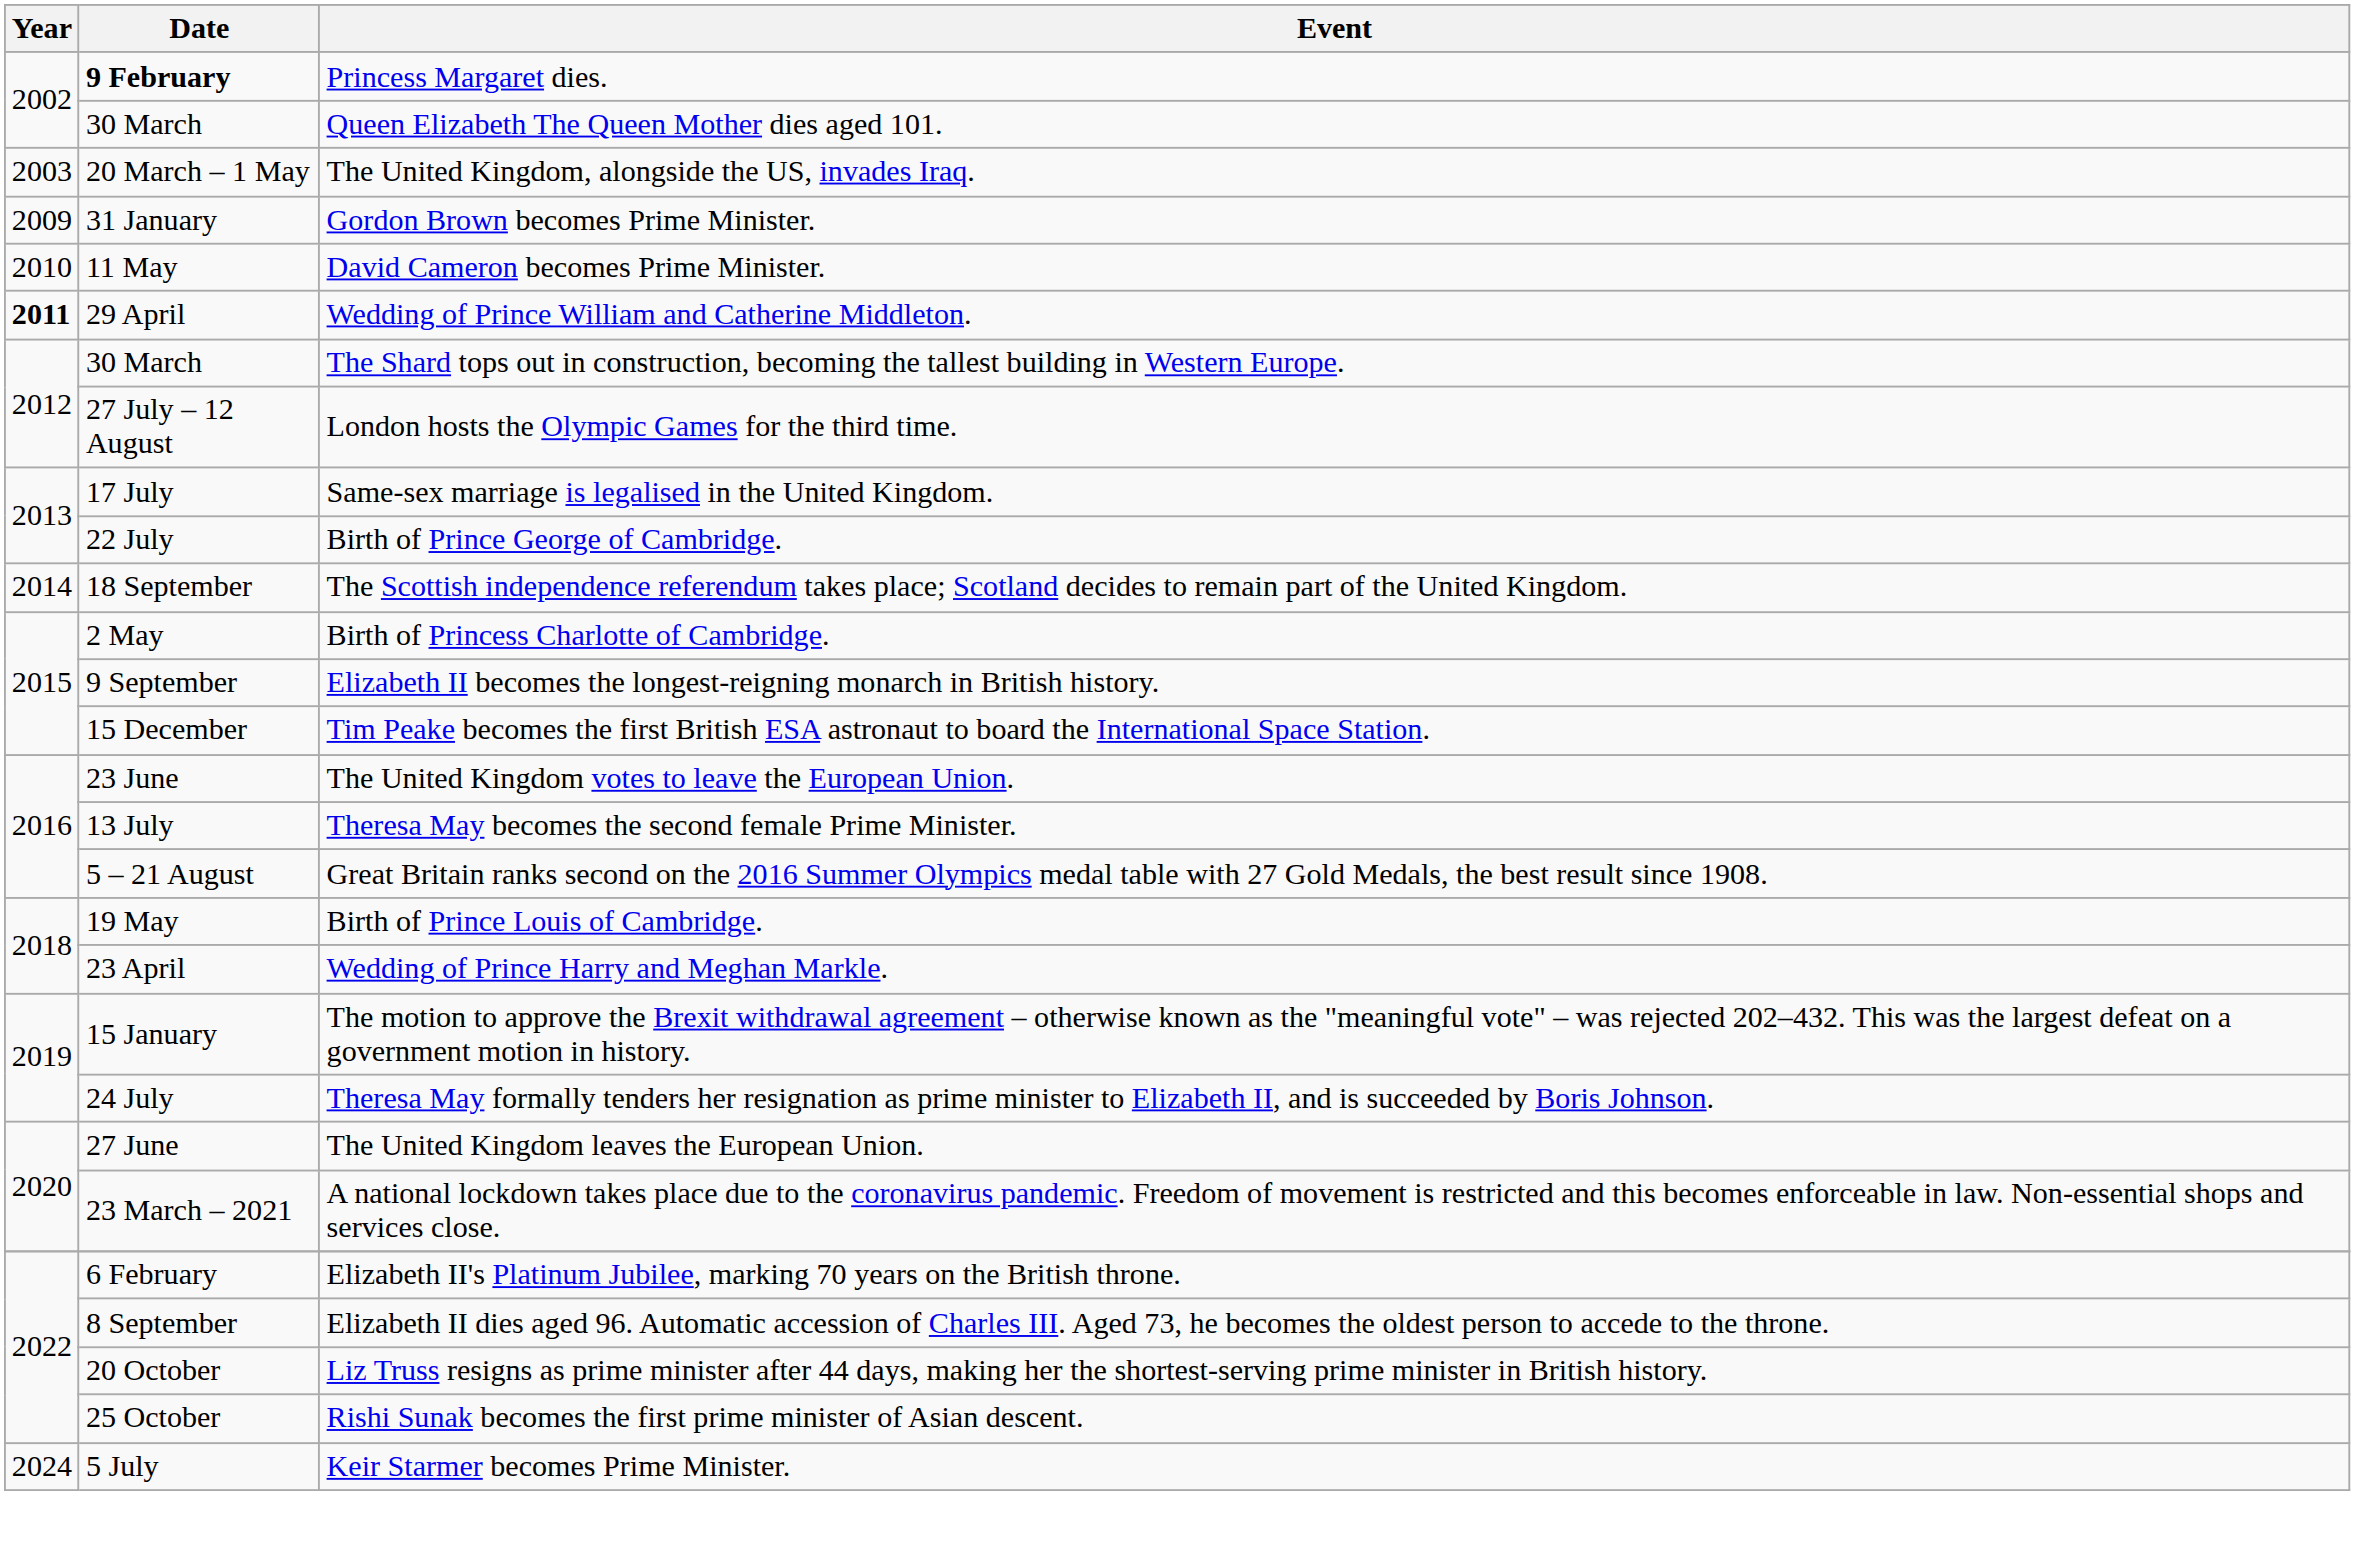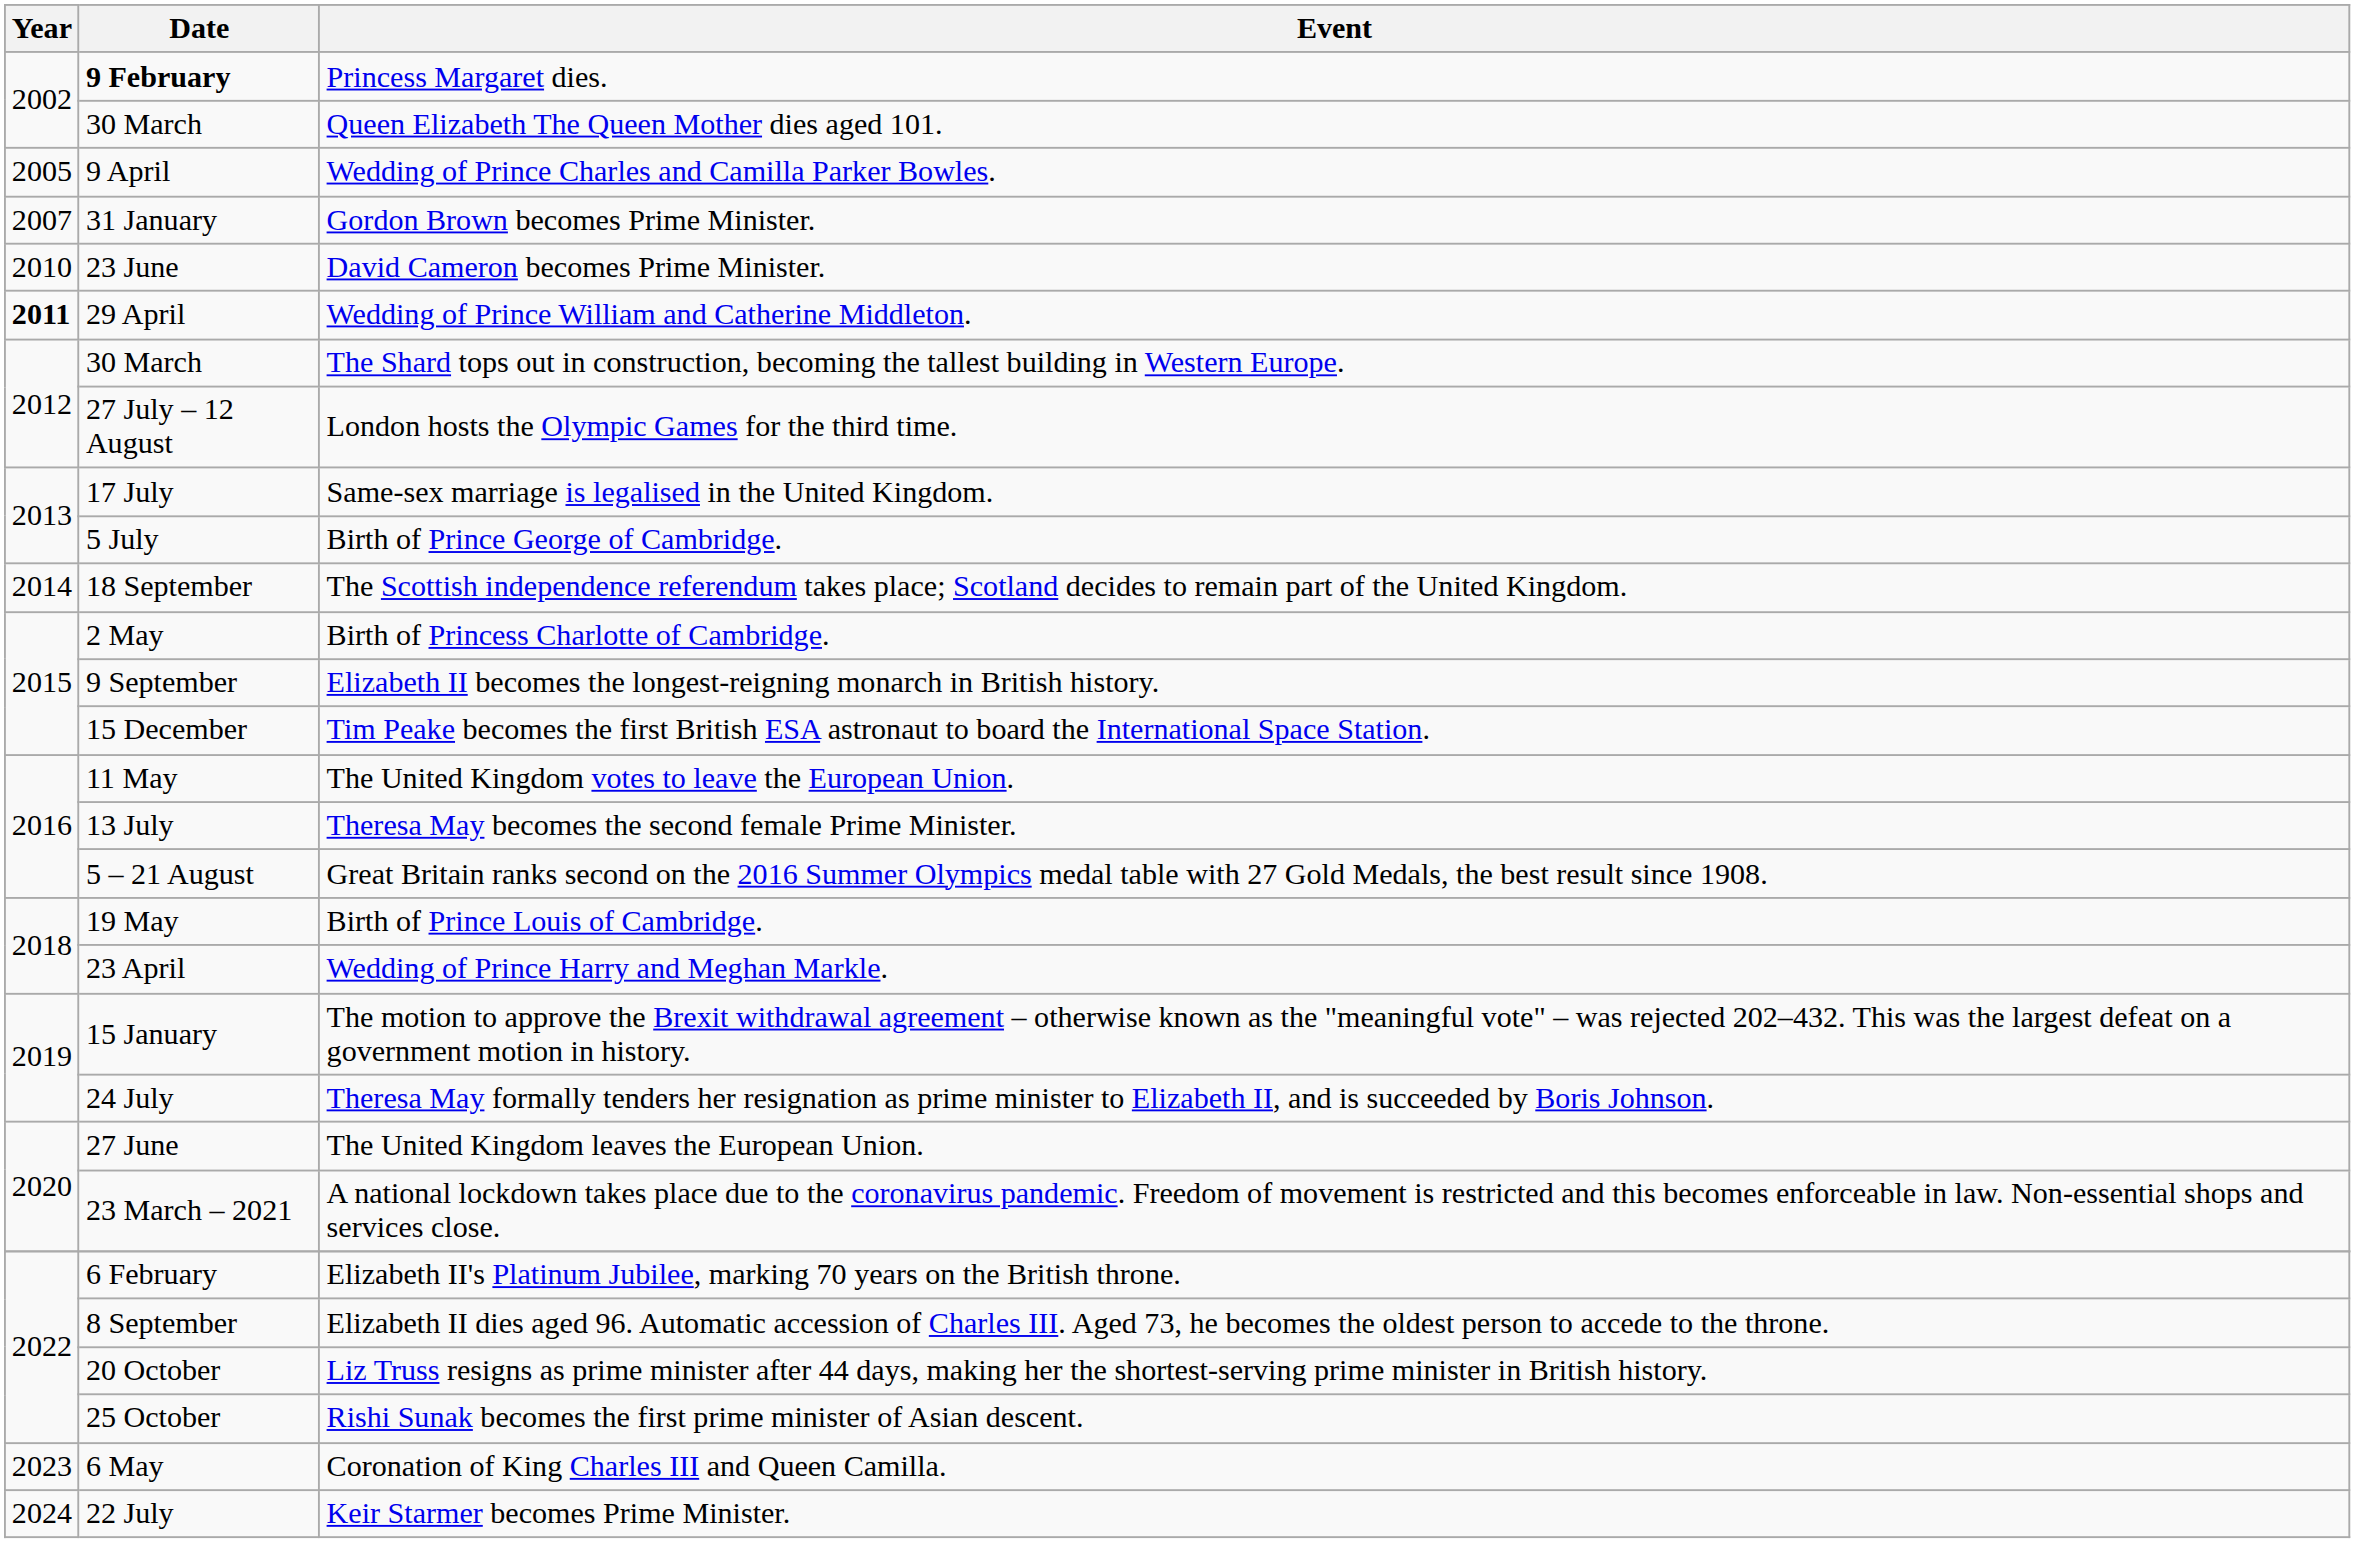- row: (651, 171)
+ row: (661, 171)
(42, 219) 2009 -> (42, 219) 2007
(132, 266) 11 May -> (132, 266) 23 June
(130, 539) 22 July -> (122, 539) 5 July
(132, 777) 23 June -> (132, 777) 11 May
+ row: (637, 1465)
(122, 1465) 5 July -> (130, 1513) 22 July
